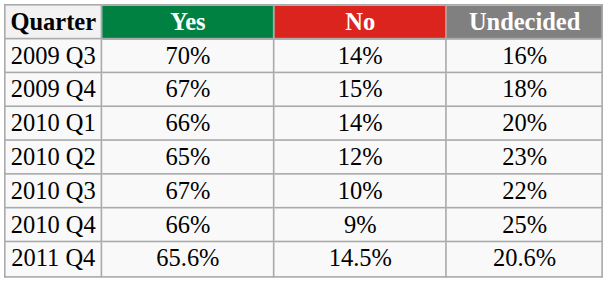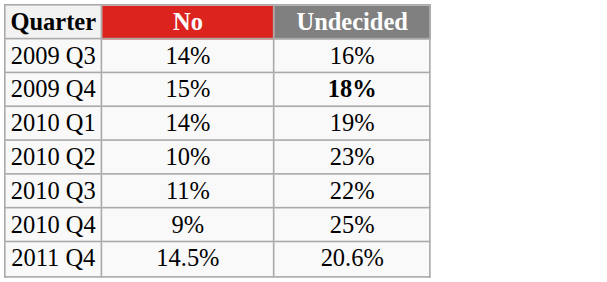- column: (188, 21)
(525, 89) normal -> (352, 89) bold
(525, 123) 20% -> (352, 123) 19%
(360, 157) 12% -> (188, 157) 10%
(360, 191) 10% -> (188, 191) 11%
